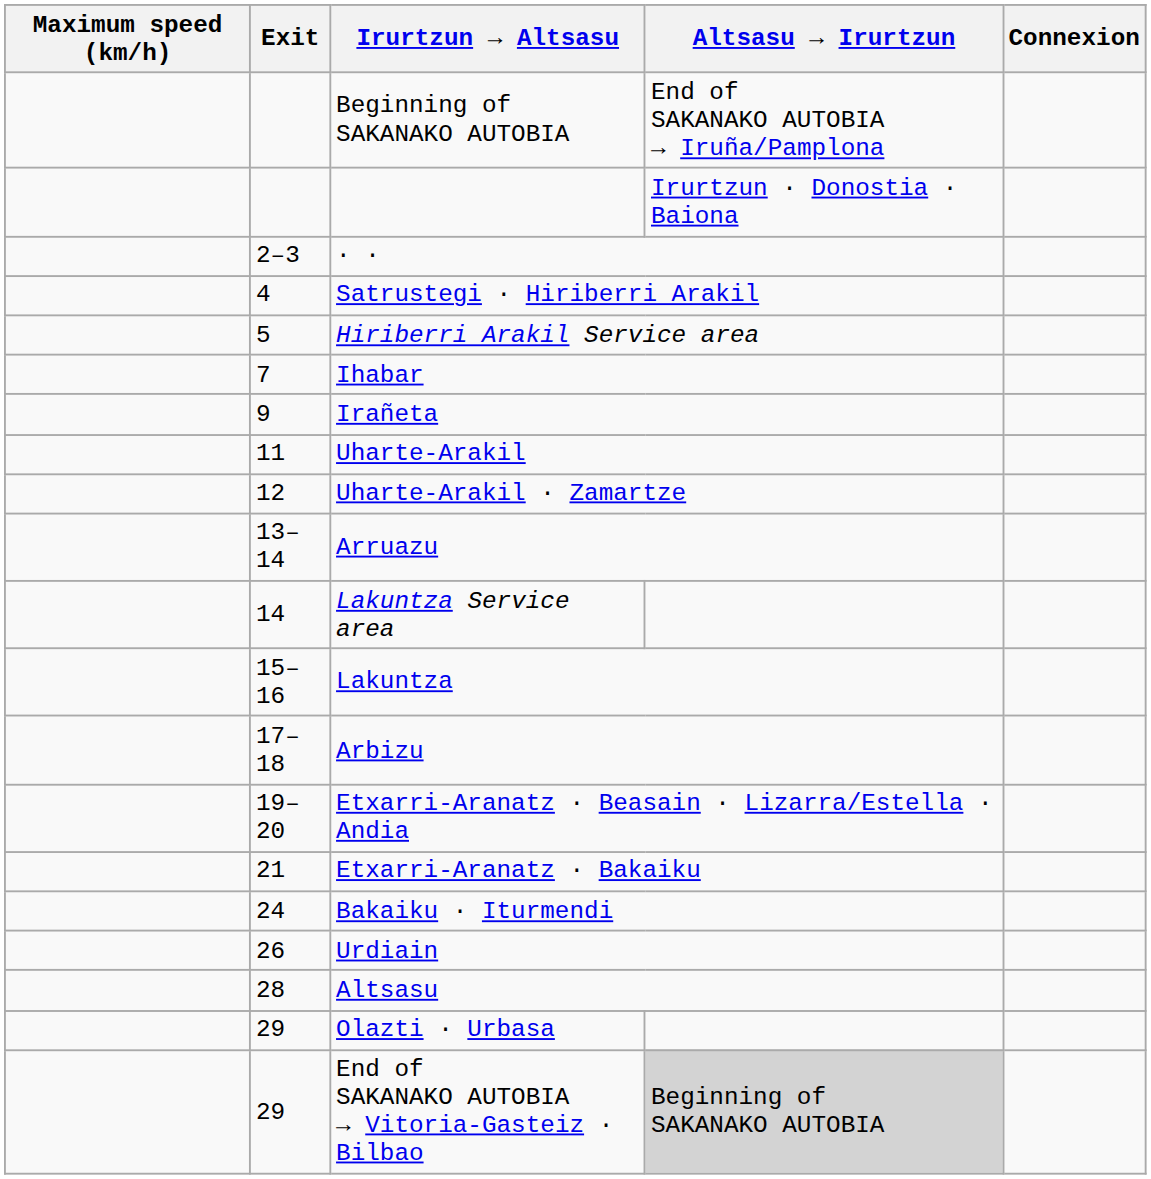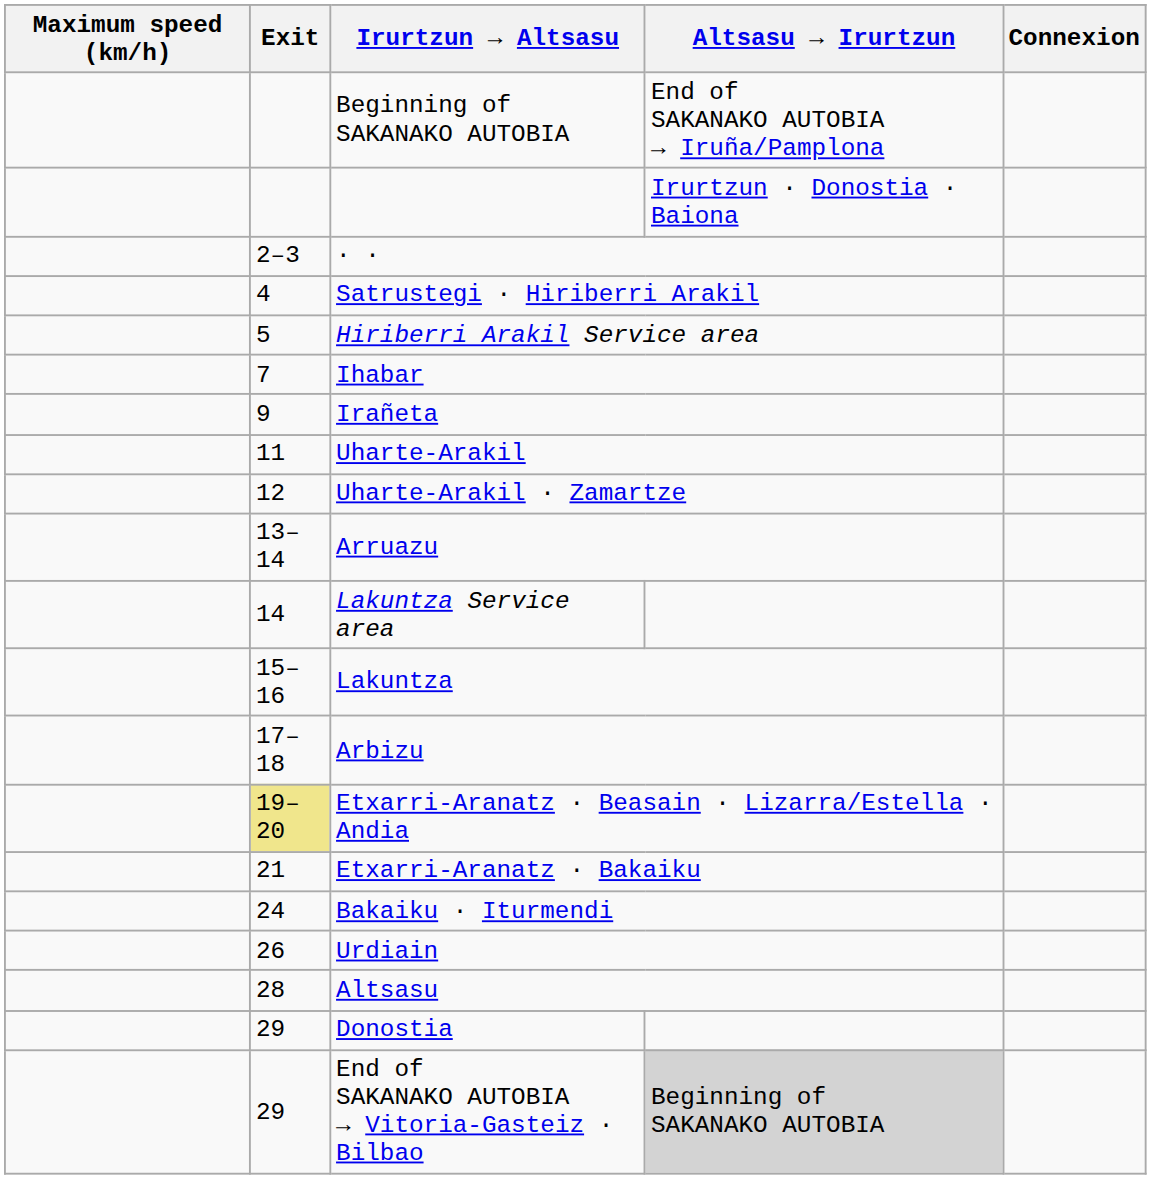(278, 818) no background -> (278, 818) khaki background
+ row: (394, 1030)
- row: (445, 1030)
